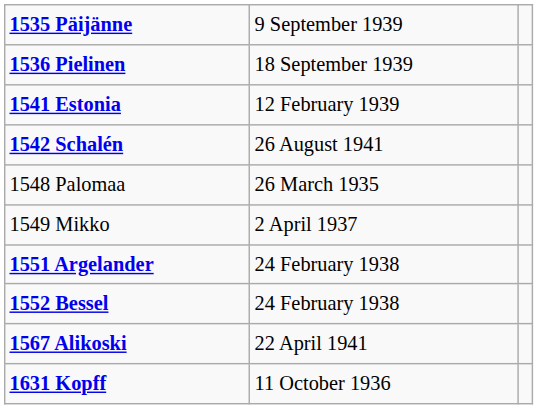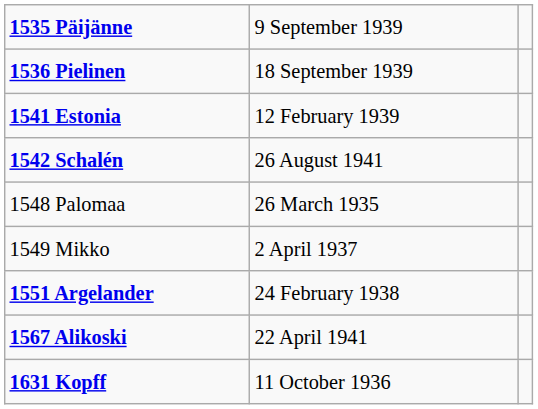- row: (59, 303)
